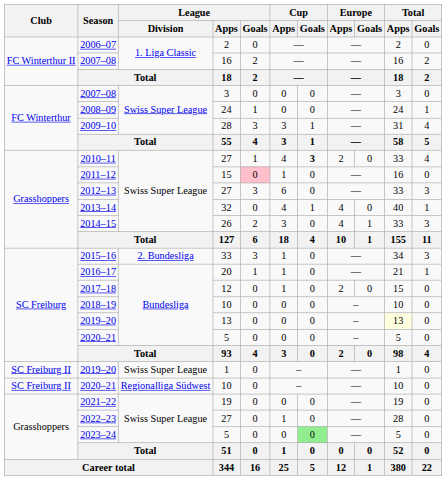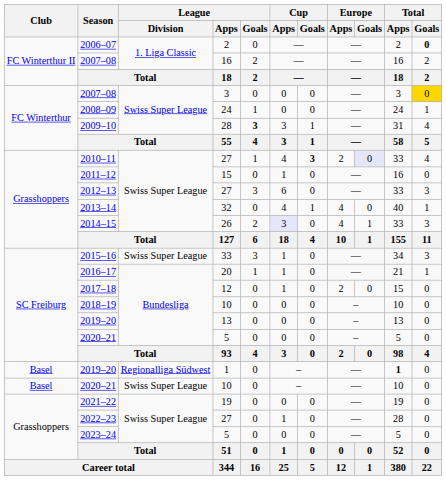(427, 45) normal -> (427, 45) bold
(427, 93) no background -> (427, 93) gold background
(255, 126) normal -> (255, 126) bold
(370, 158) no background -> (370, 158) lavender background
(255, 175) pink background -> (255, 175) no background
(284, 223) no background -> (284, 223) lavender background
(166, 256) 2. Bundesliga -> (166, 256) Swiss Super League
(398, 321) lightyellow background -> (398, 321) no background
(41, 369) SC Freiburg II -> (41, 369) Basel
(166, 369) Swiss Super League -> (166, 369) Regionalliga Südwest
(398, 369) normal -> (398, 369) bold
(41, 386) SC Freiburg II -> (41, 386) Basel
(166, 386) Regionalliga Südwest -> (166, 386) Swiss Super League
(312, 434) lightgreen background -> (312, 434) no background
